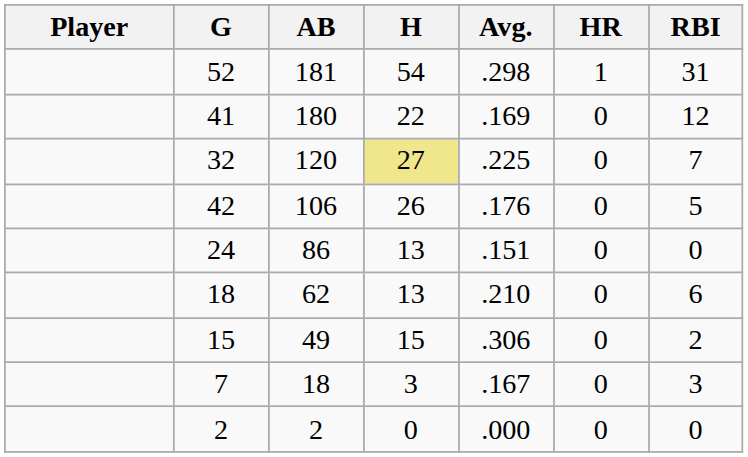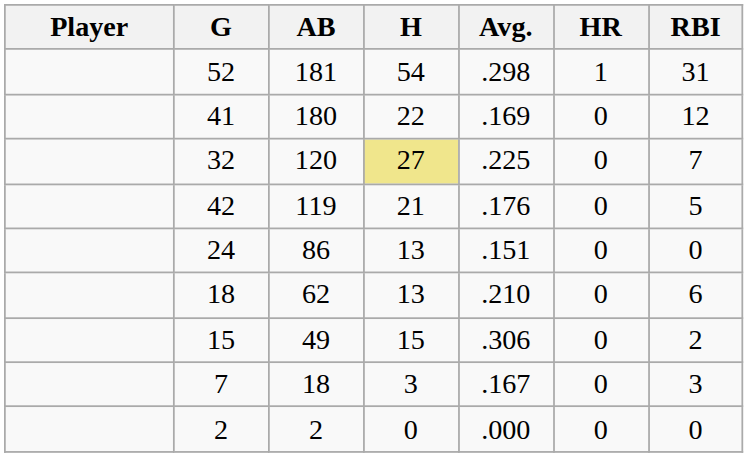(316, 205) 106 -> (316, 205) 119
(411, 205) 26 -> (411, 205) 21
